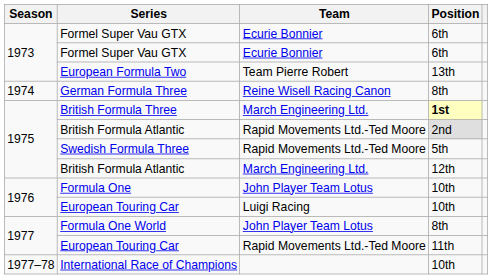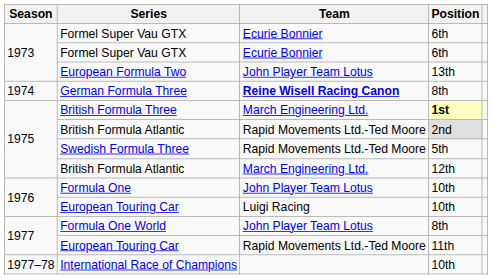(295, 72) Team Pierre Robert -> (308, 72) John Player Team Lotus
(317, 91) normal -> (321, 91) bold
